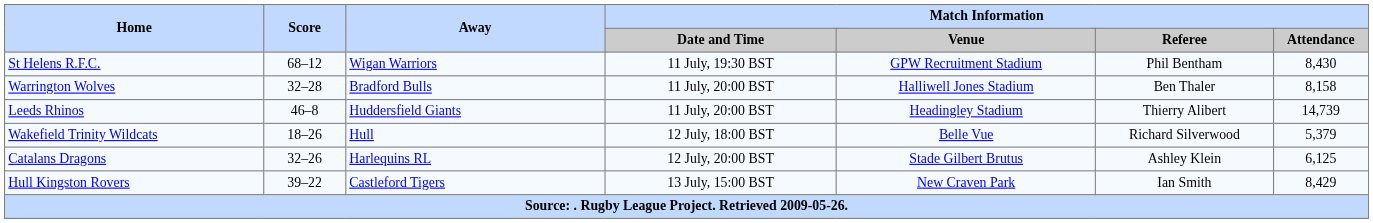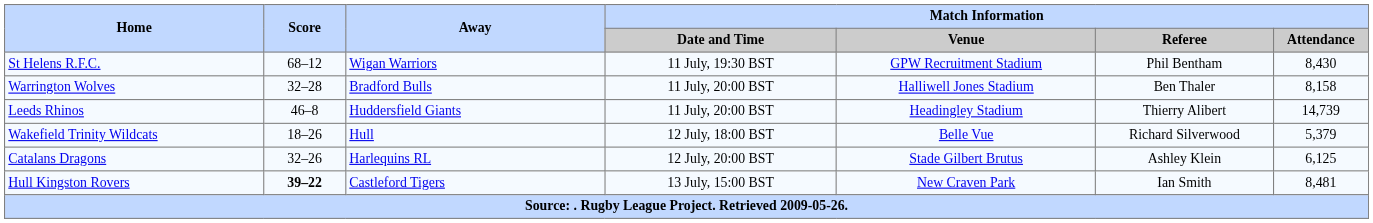(305, 182) normal -> (305, 182) bold
(1321, 182) 8,429 -> (1321, 182) 8,481
